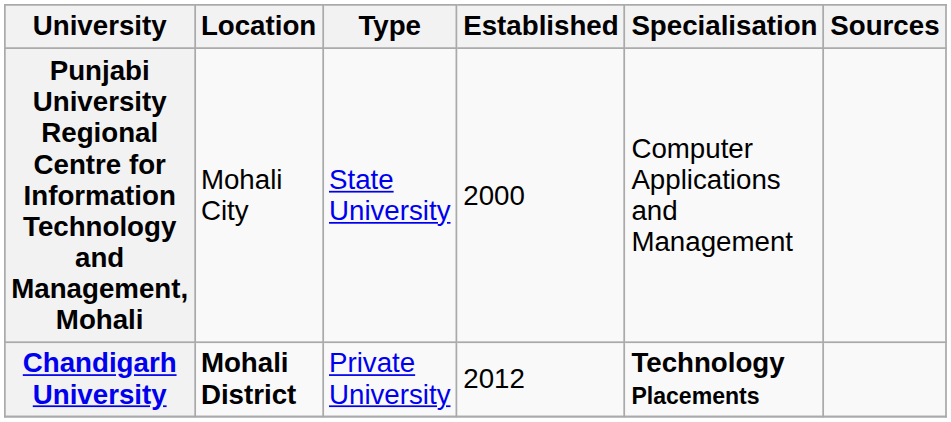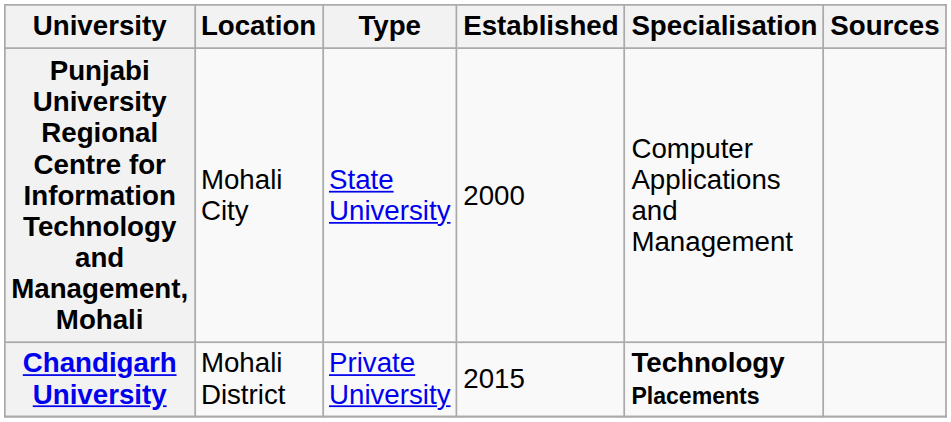(249, 378) bold -> (243, 378) normal
(494, 378) 2012 -> (494, 378) 2015
